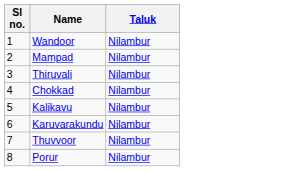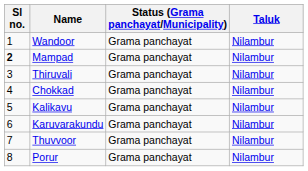+ column: (168, 19)
(10, 58) normal -> (10, 58) bold
